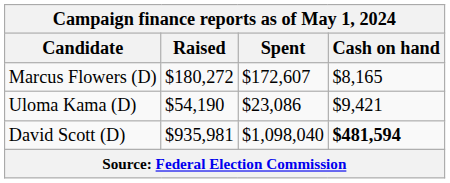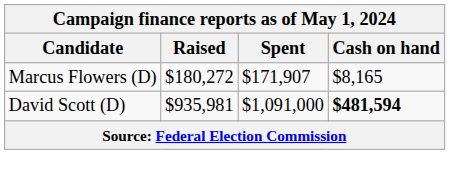(276, 76) $172,607 -> (276, 76) $171,907
- row: (73, 105)
(283, 134) $1,098,040 -> (283, 105) $1,091,000
